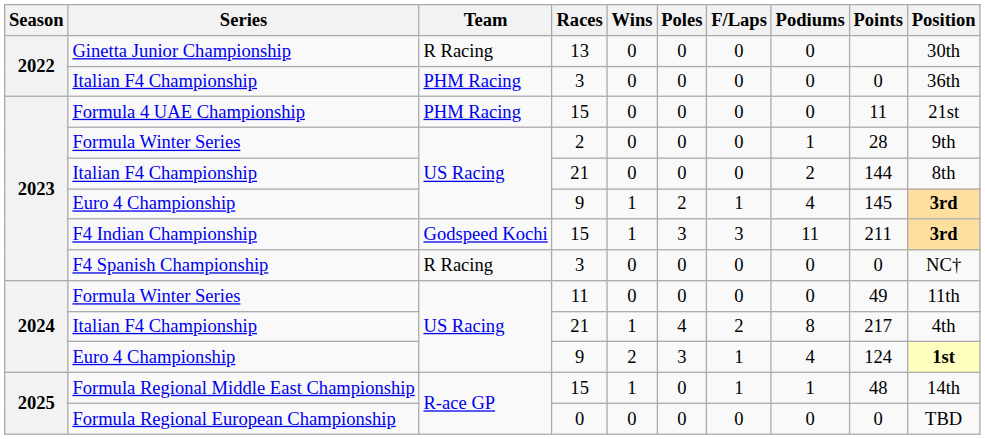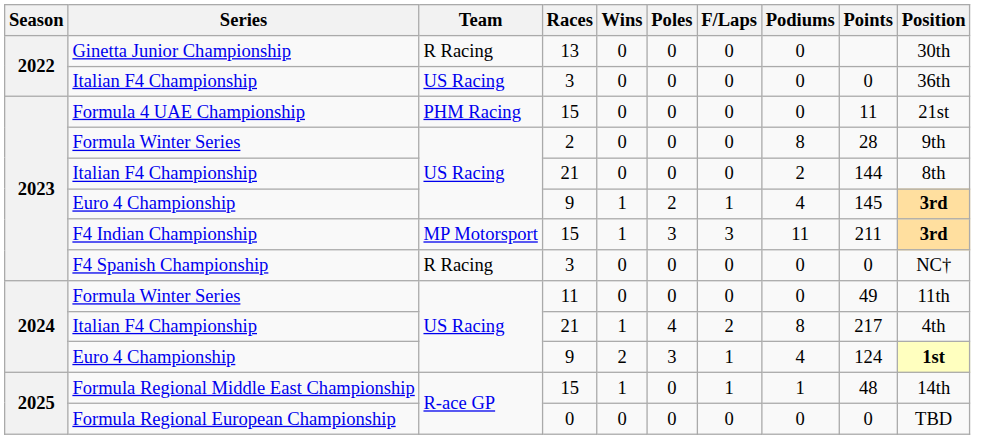(472, 81) PHM Racing -> (464, 81) US Racing
(810, 142) 1 -> (800, 142) 8
(486, 234) Godspeed Kochi -> (481, 234) MP Motorsport
